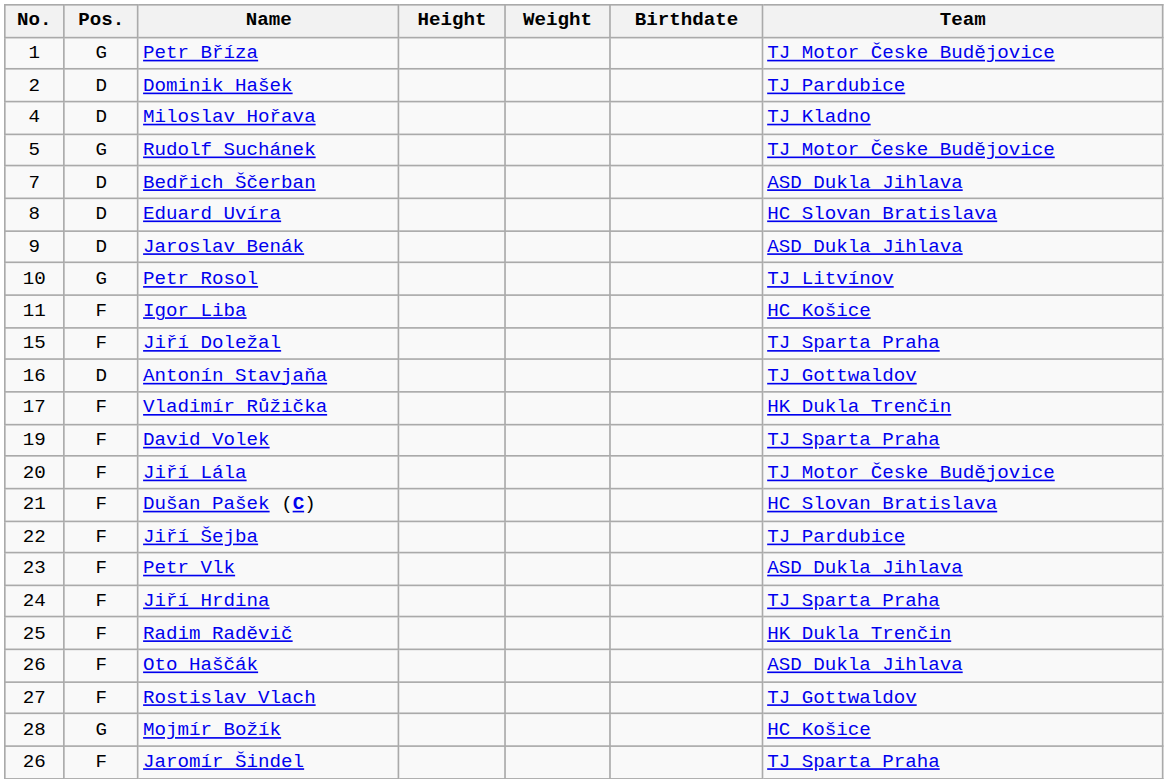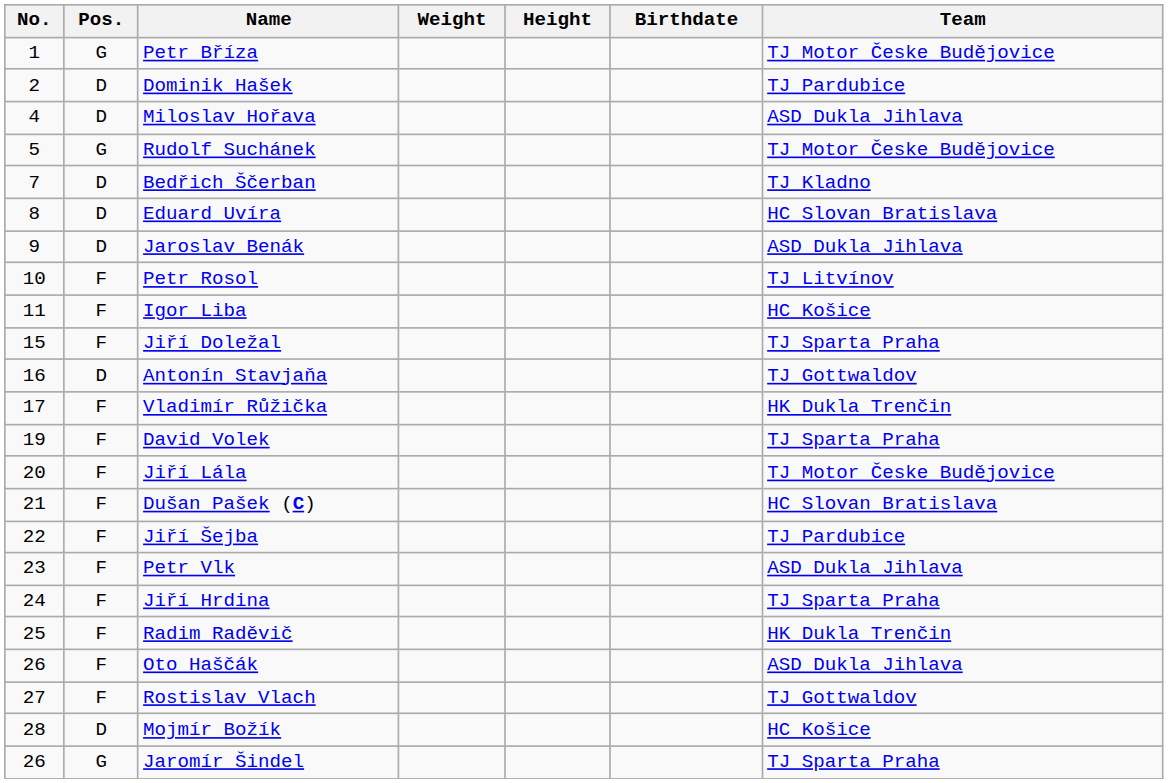columns swapped: (452, 21) <-> (558, 21)
(819, 117) TJ Kladno -> (865, 117) ASD Dukla Jihlava
(865, 182) ASD Dukla Jihlava -> (819, 182) TJ Kladno
(101, 279) G -> (101, 279) F
(101, 730) G -> (101, 730) D
(101, 762) F -> (101, 762) G
